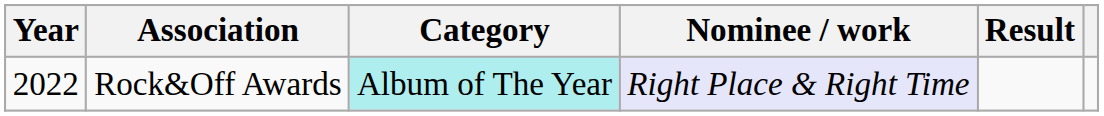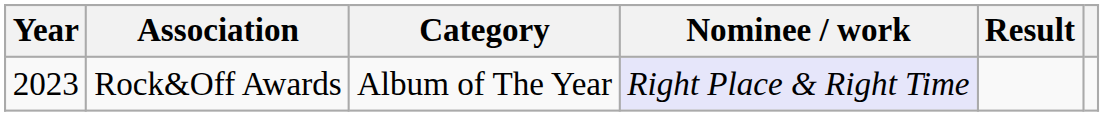(46, 83) 2022 -> (46, 83) 2023
(484, 83) paleturquoise background -> (484, 83) no background
